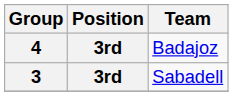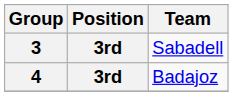rows swapped: (36, 76) <-> (36, 47)
